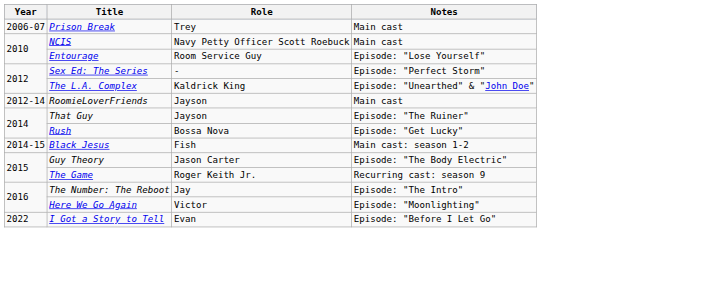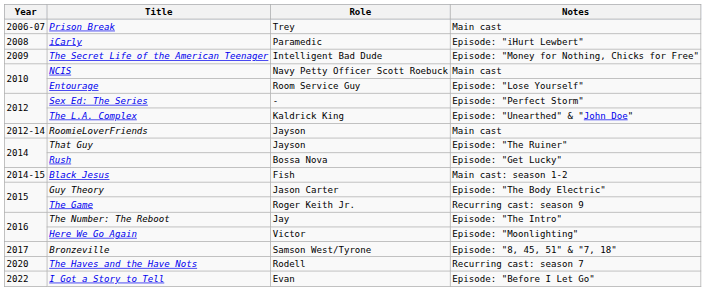+ row: (66, 41)
+ row: (159, 56)
+ row: (79, 249)
+ row: (123, 264)
